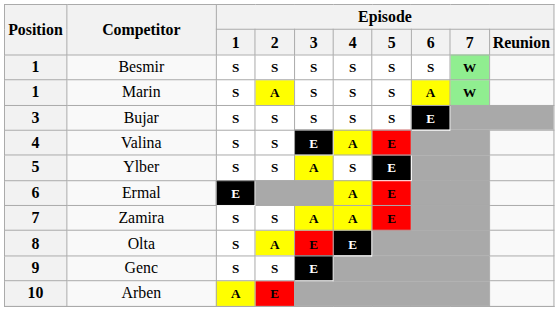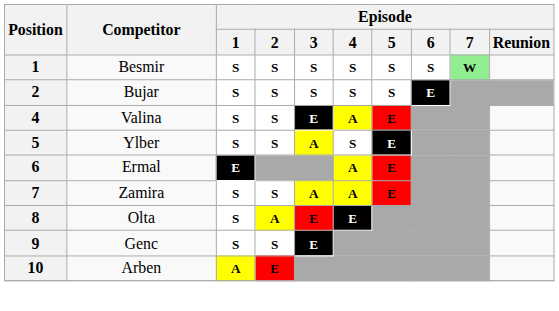- row: (141, 92)
(35, 117) 3 -> (35, 92) 2
